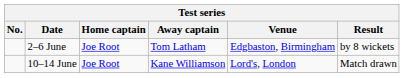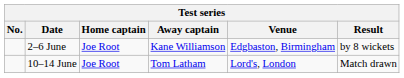(178, 47) Tom Latham -> (188, 47) Kane Williamson
(188, 64) Kane Williamson -> (178, 64) Tom Latham
